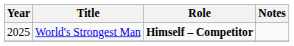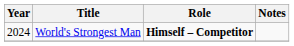(19, 31) 2025 -> (19, 31) 2024
